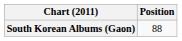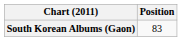(157, 28) 88 -> (157, 28) 83
